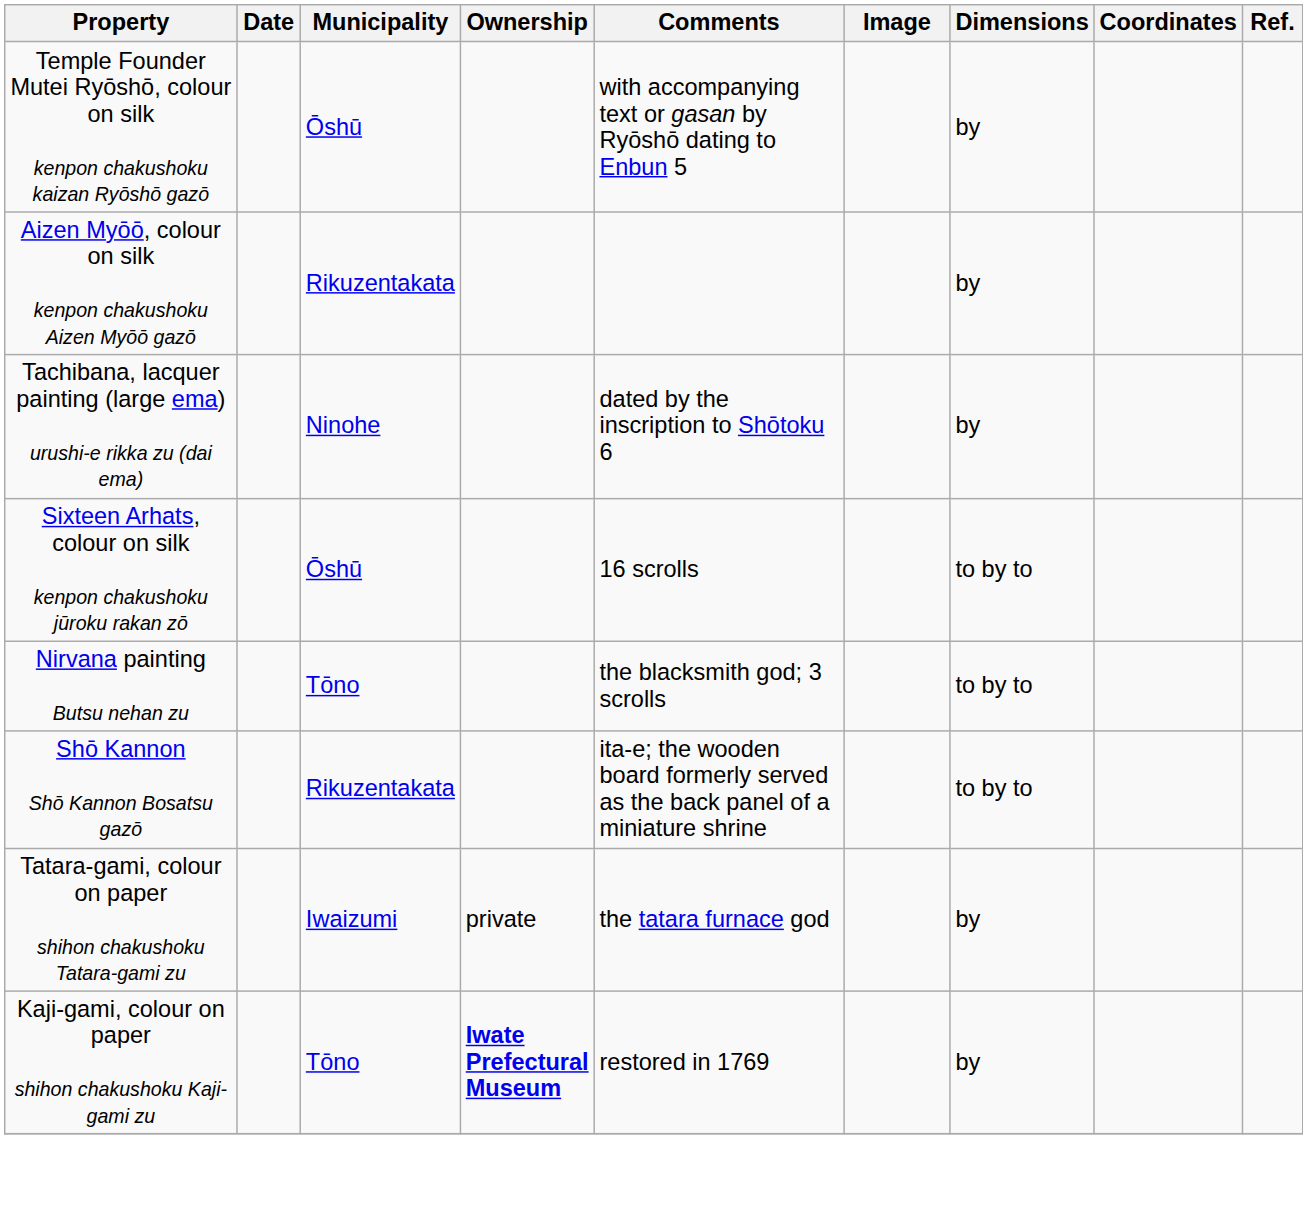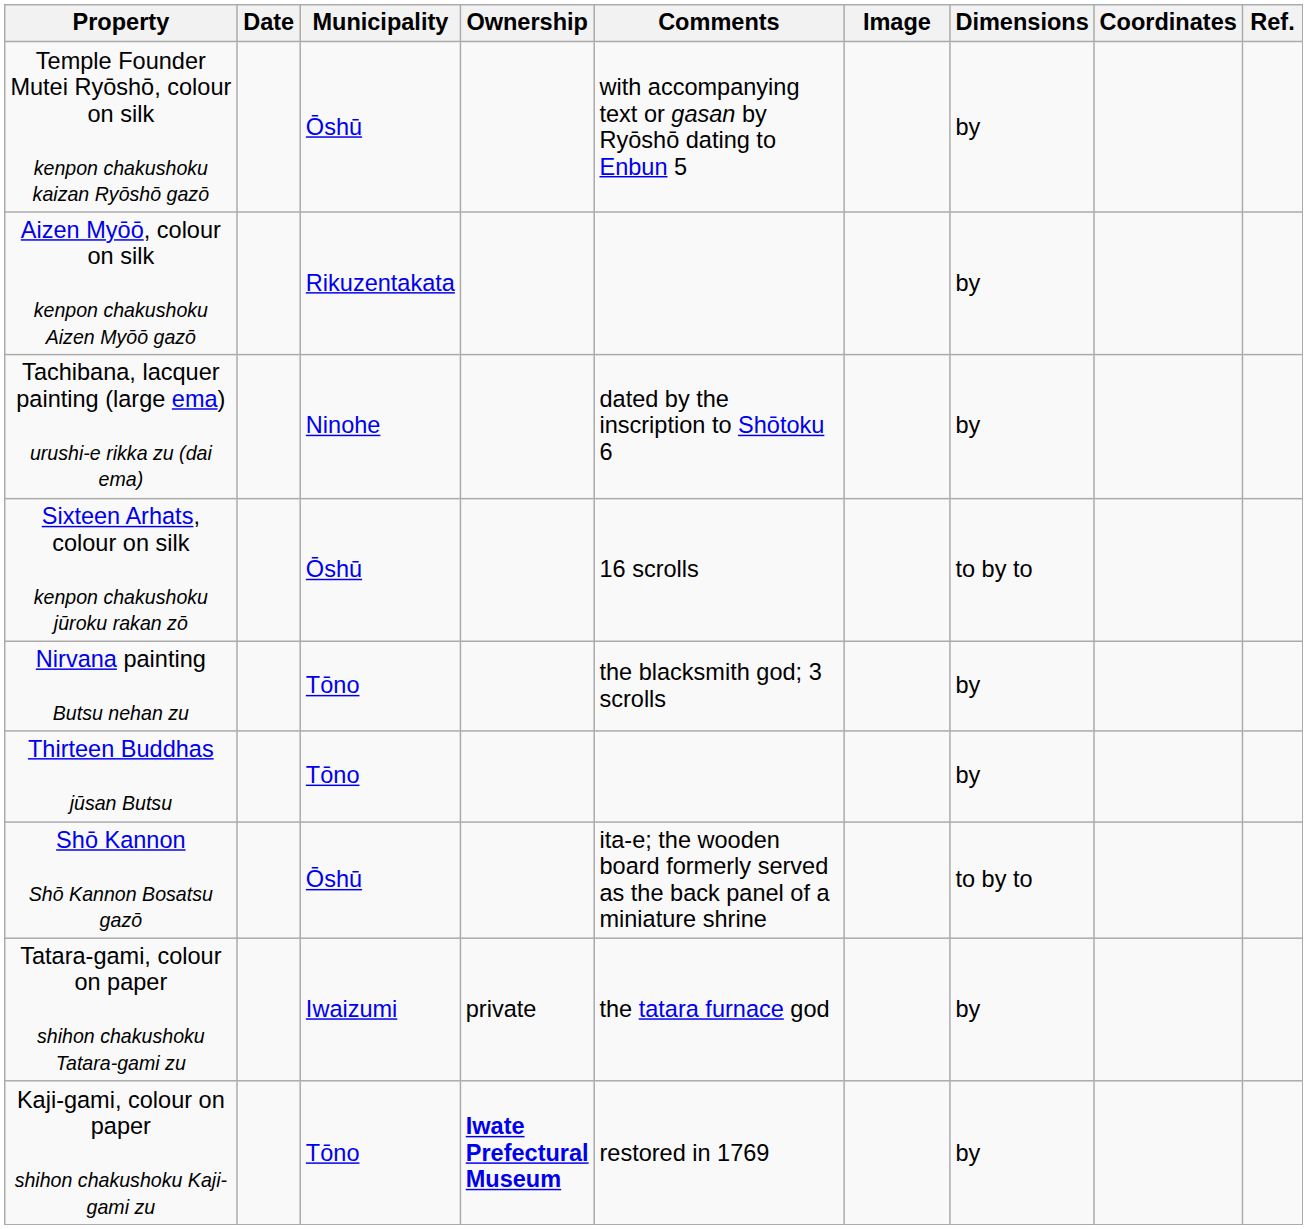(994, 685) to by to -> (968, 685) by
+ row: (121, 776)
(380, 789) Rikuzentakata -> (334, 879) Ōshū
